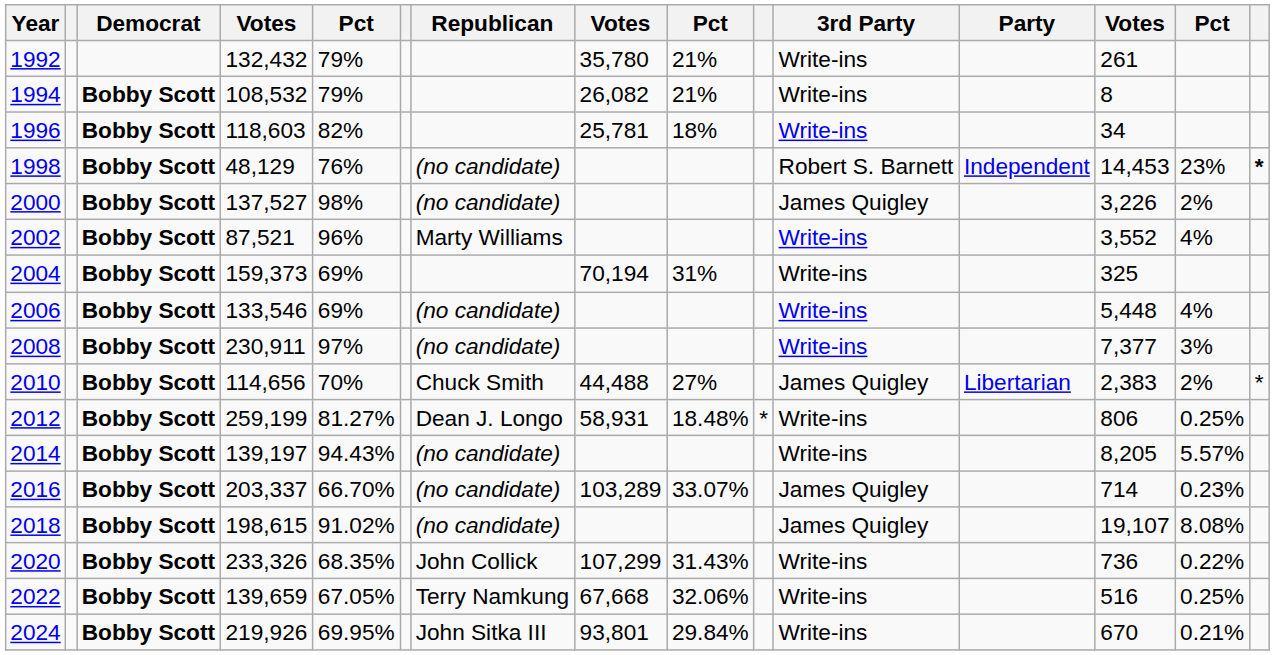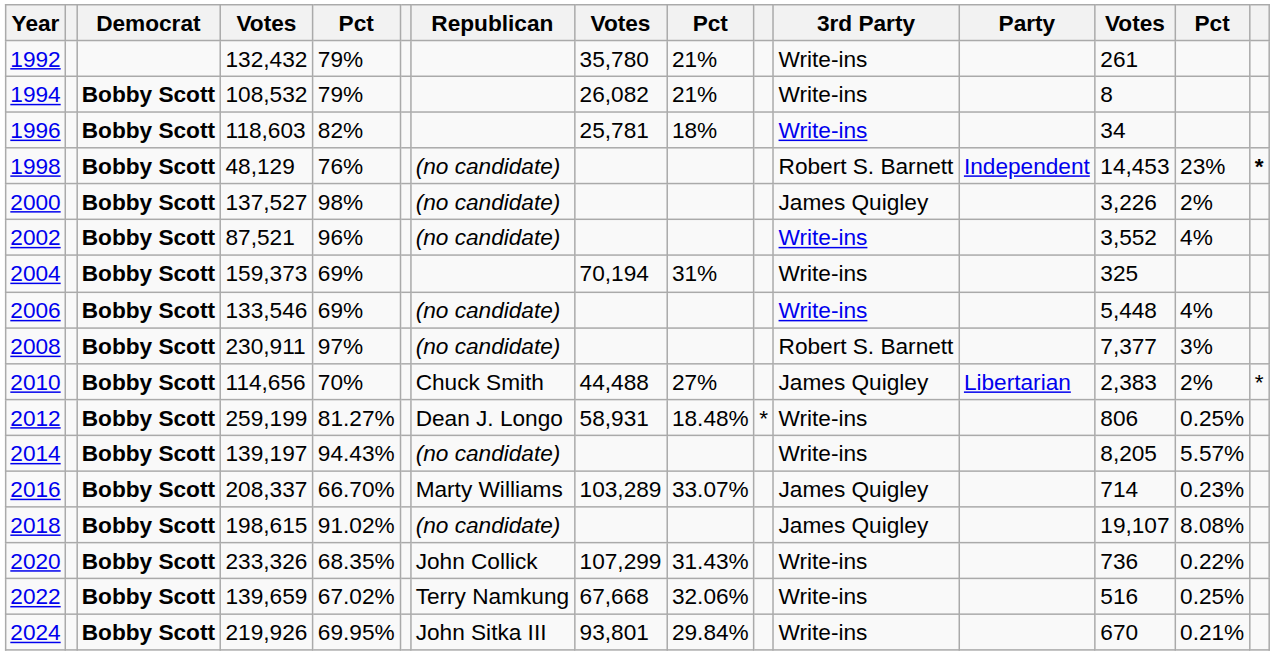(489, 238) Marty Williams -> (488, 238) (no candidate)
(823, 345) Write-ins -> (866, 345) Robert S. Barnett
(266, 489) 203,337 -> (266, 489) 208,337
(488, 489) (no candidate) -> (489, 489) Marty Williams
(356, 596) 67.05% -> (356, 596) 67.02%
